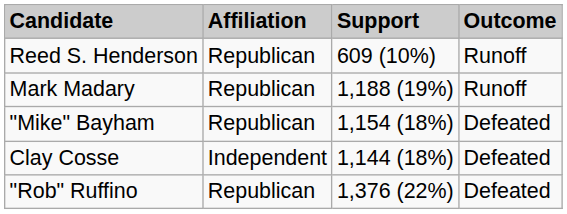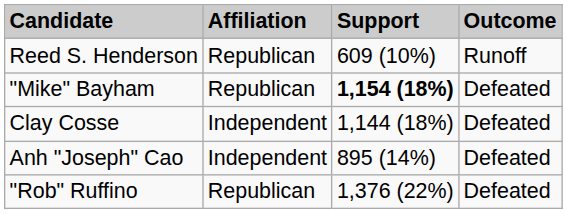- row: (72, 89)
(395, 123) normal -> (395, 89) bold
+ row: (96, 157)
